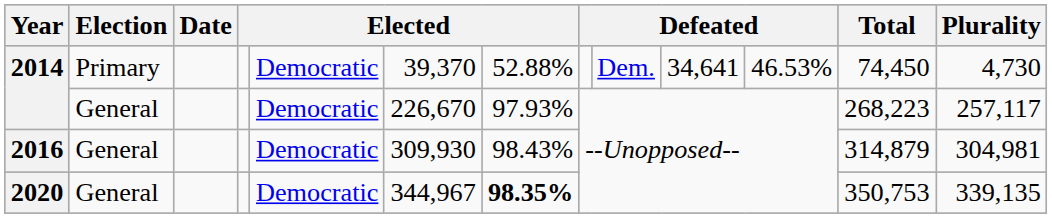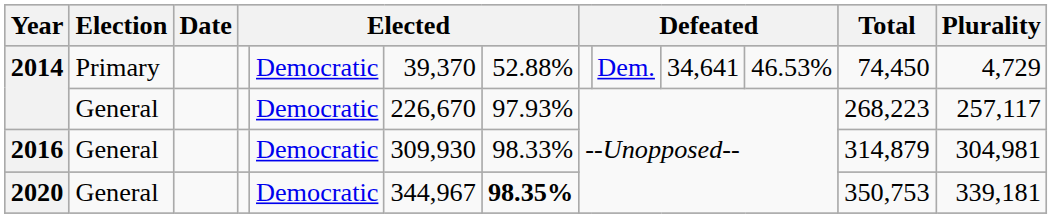(1011, 66) 4,730 -> (1011, 66) 4,729
(533, 150) 98.43% -> (533, 150) 98.33%
(998, 191) 339,135 -> (998, 191) 339,181
